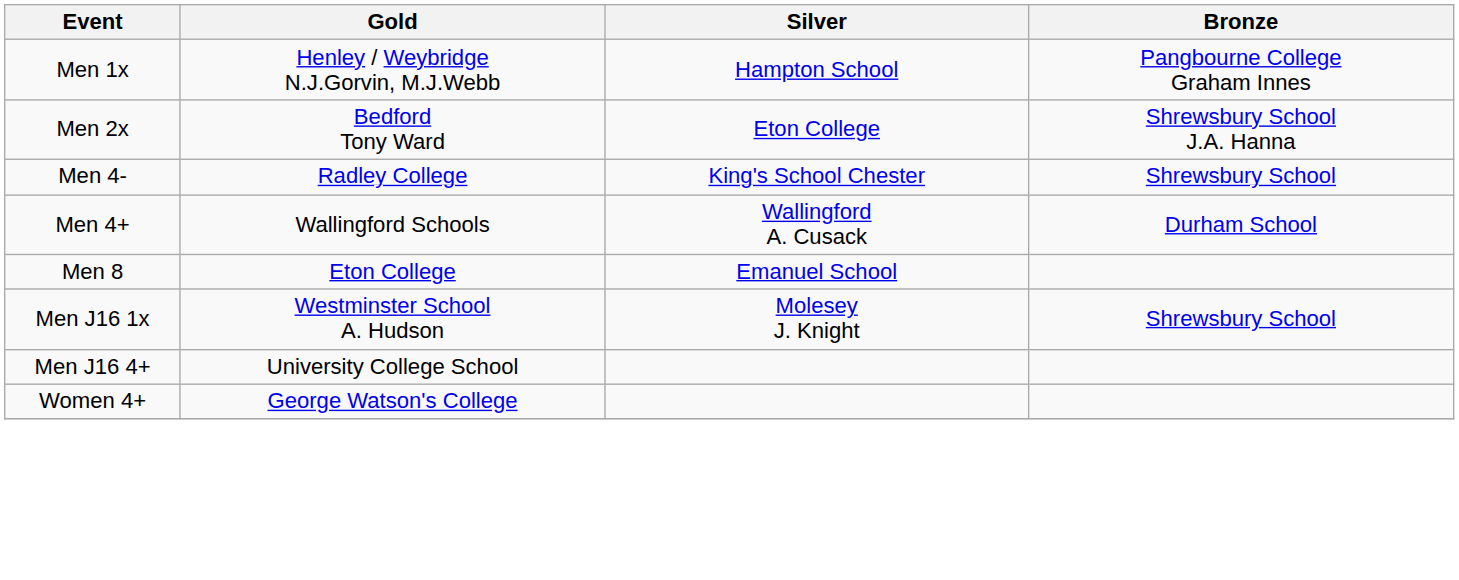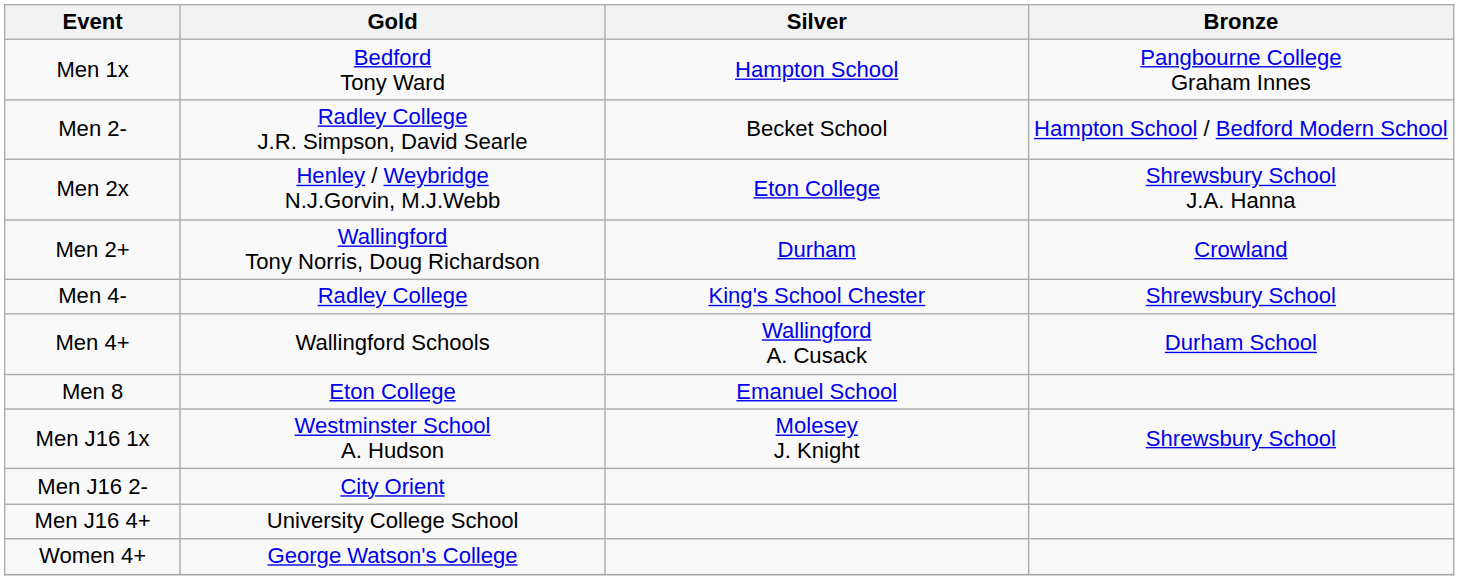(393, 69) Henley / Weybridge N.J.Gorvin, M.J.Webb -> (393, 69) Bedford Tony Ward
+ row: (93, 129)
(393, 129) Bedford Tony Ward -> (393, 189) Henley / Weybridge N.J.Gorvin, M.J.Webb
+ row: (93, 249)
+ row: (93, 486)
